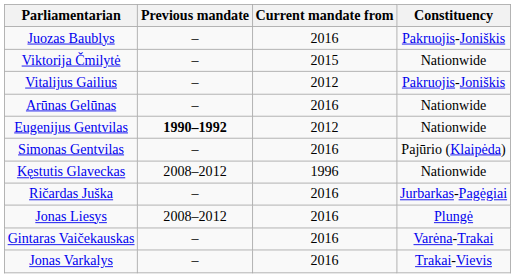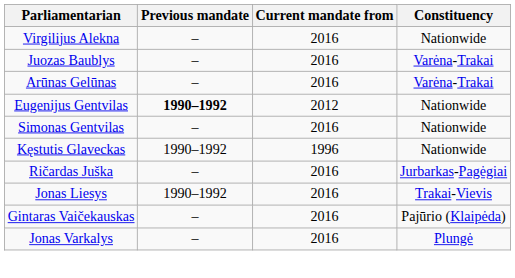+ row: (71, 37)
(454, 37) Pakruojis-Joniškis -> (454, 60) Varėna-Trakai
- row: (71, 60)
- row: (71, 82)
(454, 104) Nationwide -> (454, 82) Varėna-Trakai
(454, 149) Pajūrio (Klaipėda) -> (454, 127) Nationwide
(195, 171) 2008–2012 -> (195, 149) 1990–1992
(195, 216) 2008–2012 -> (195, 194) 1990–1992
(454, 216) Plungė -> (454, 194) Trakai-Vievis
(454, 238) Varėna-Trakai -> (454, 216) Pajūrio (Klaipėda)
(454, 261) Trakai-Vievis -> (454, 238) Plungė
